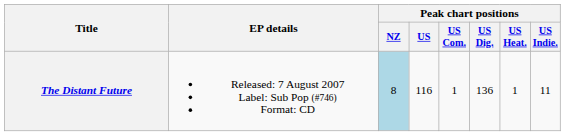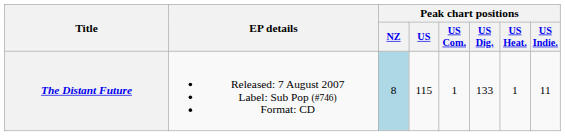(424, 90) 116 -> (424, 90) 115
(485, 90) 136 -> (485, 90) 133
